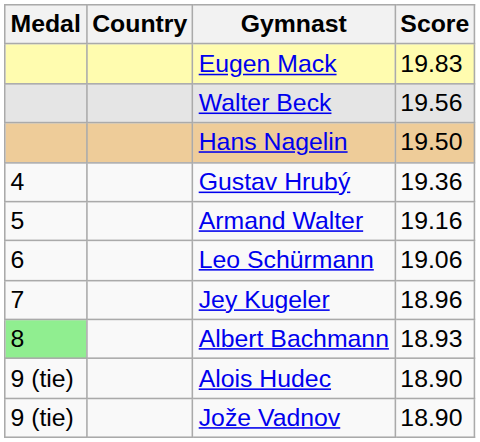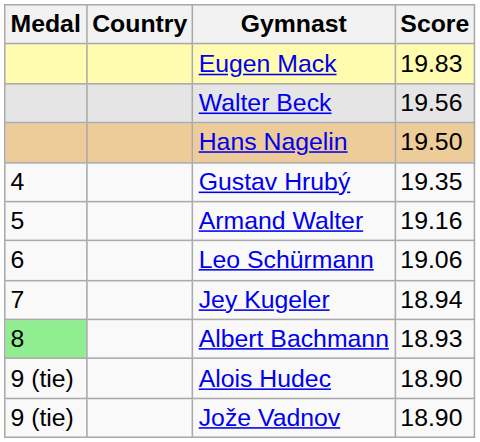(431, 181) 19.36 -> (431, 181) 19.35
(431, 299) 18.96 -> (431, 299) 18.94
